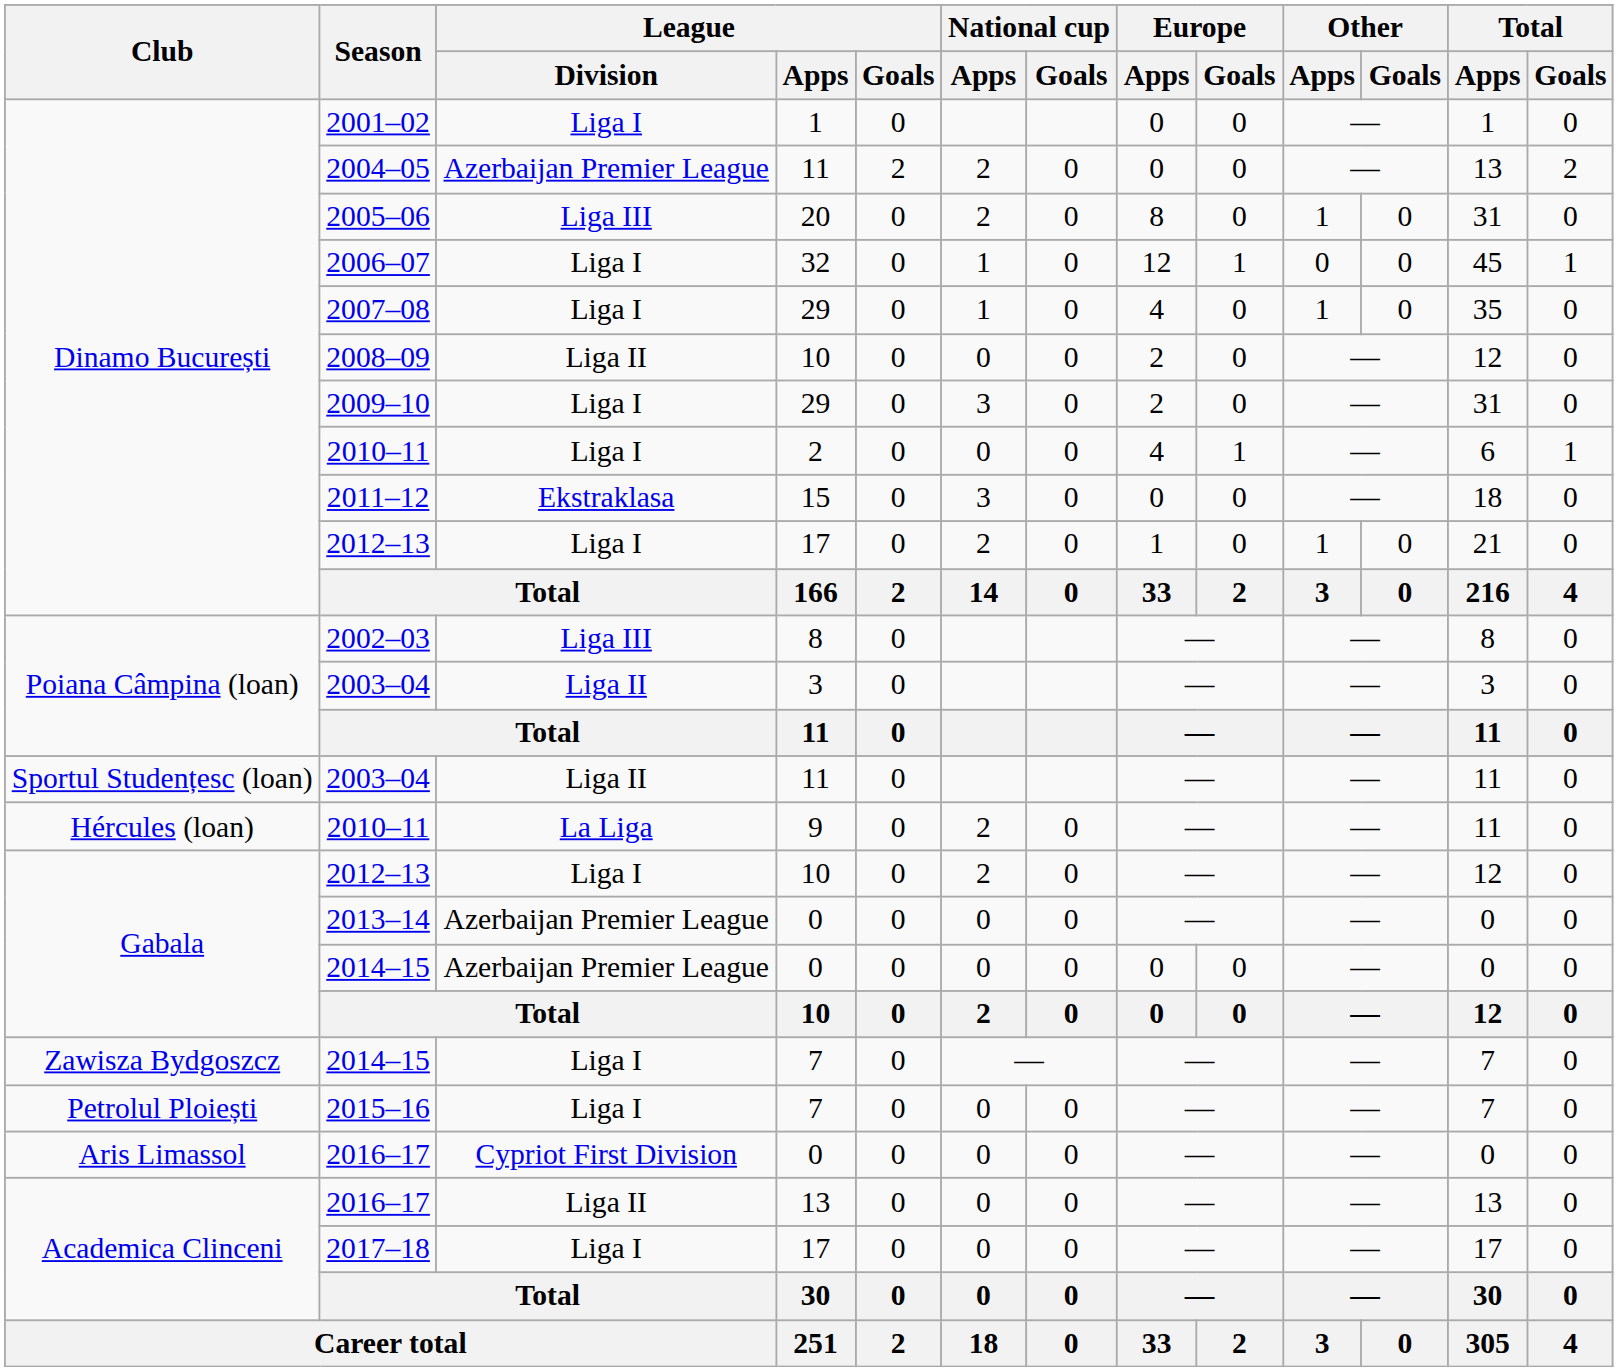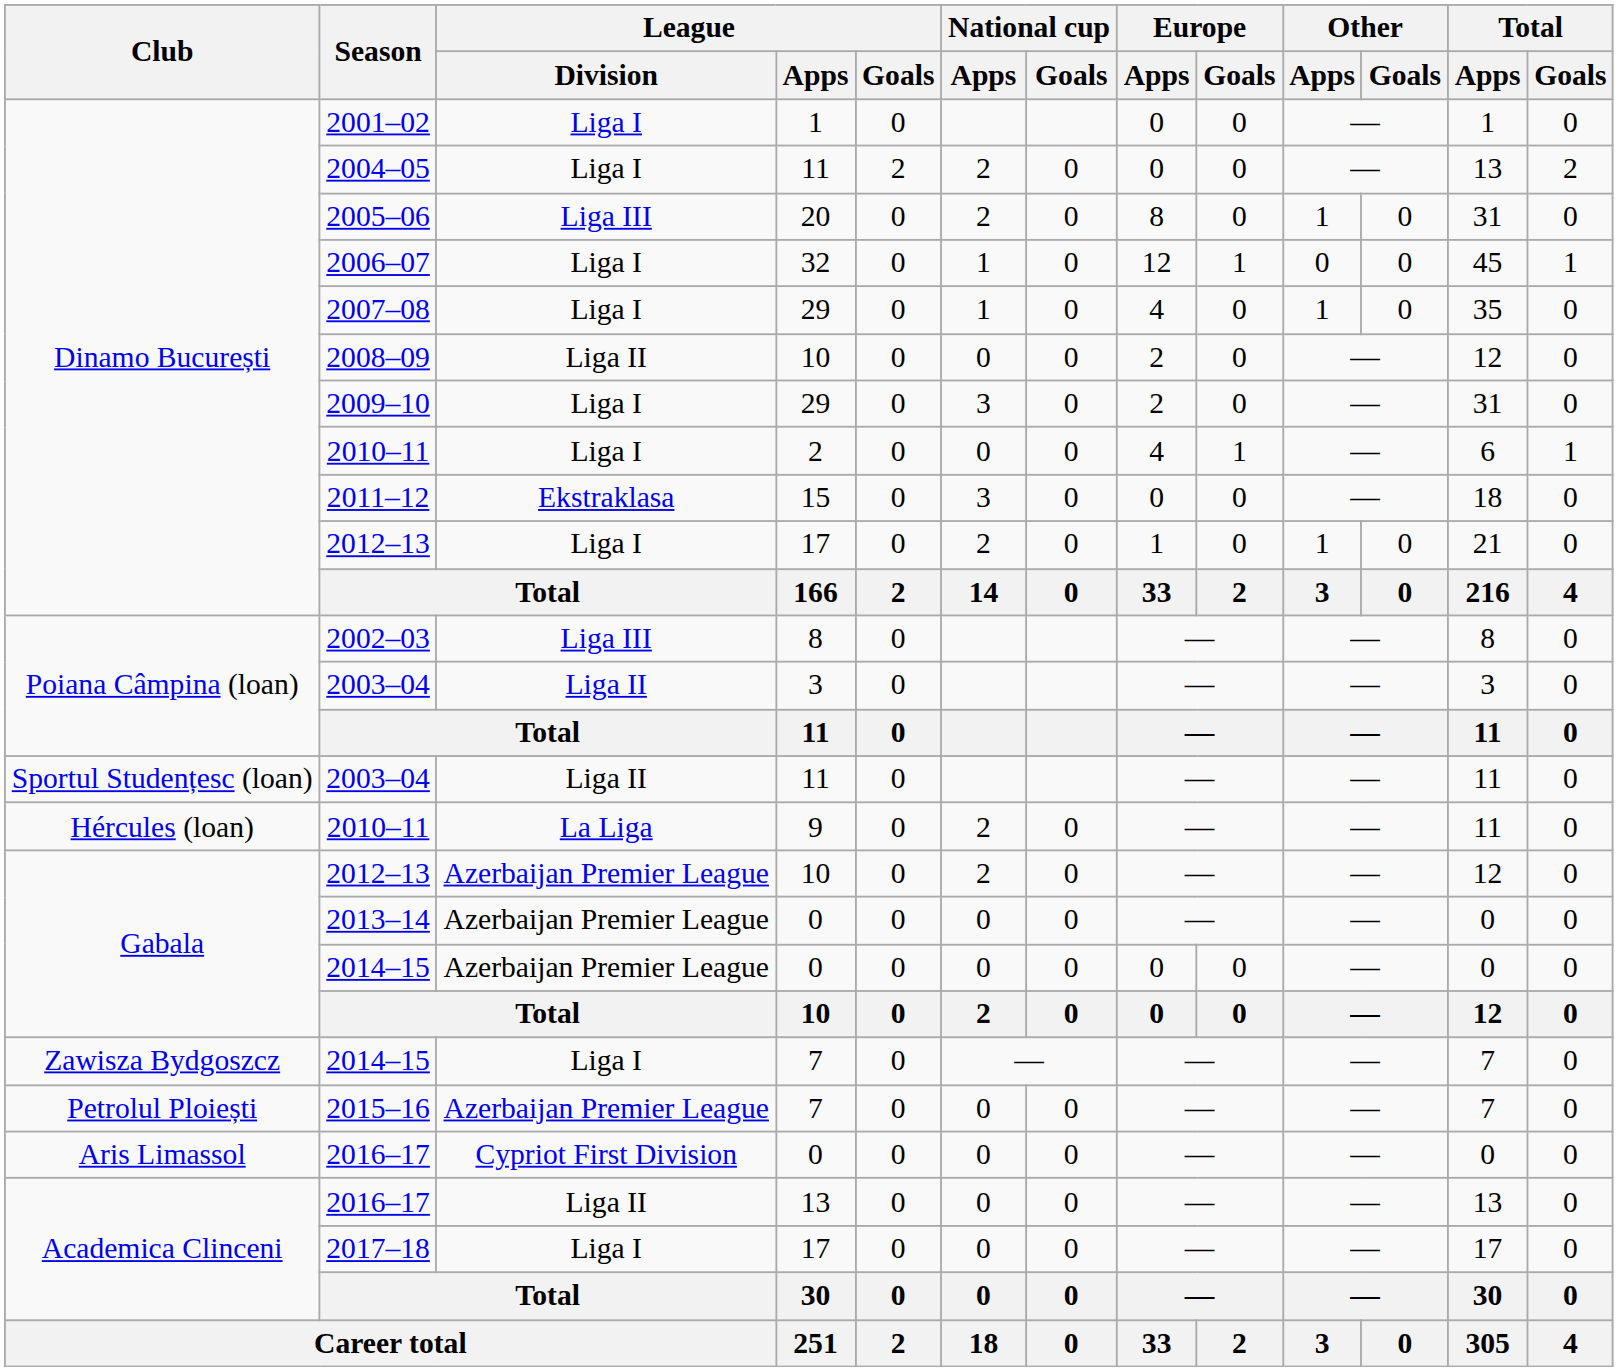(606, 168) Azerbaijan Premier League -> (606, 168) Liga I
(606, 872) Liga I -> (606, 872) Azerbaijan Premier League
(606, 1107) Liga I -> (606, 1107) Azerbaijan Premier League
